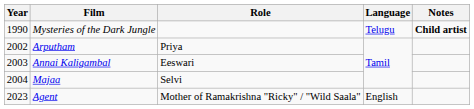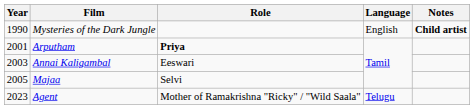(380, 29) Telugu -> (382, 29) English
(17, 46) 2002 -> (17, 46) 2001
(171, 46) normal -> (173, 46) bold
(17, 79) 2004 -> (17, 79) 2005
(382, 96) English -> (380, 96) Telugu
